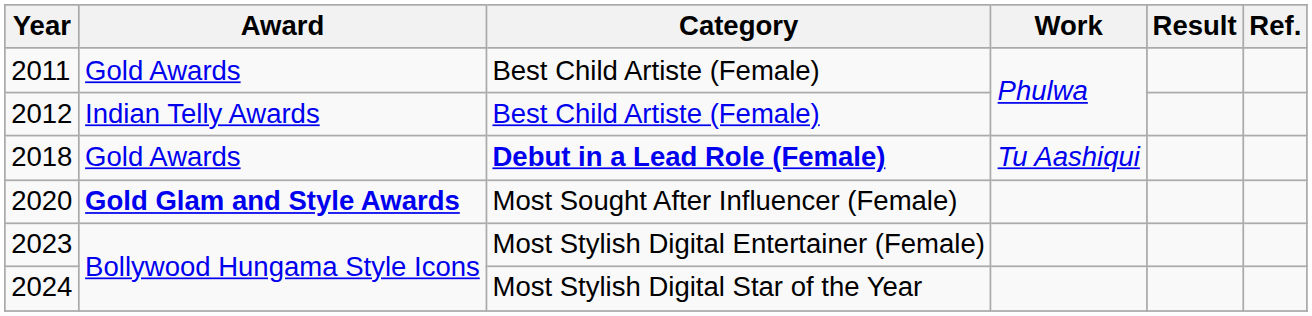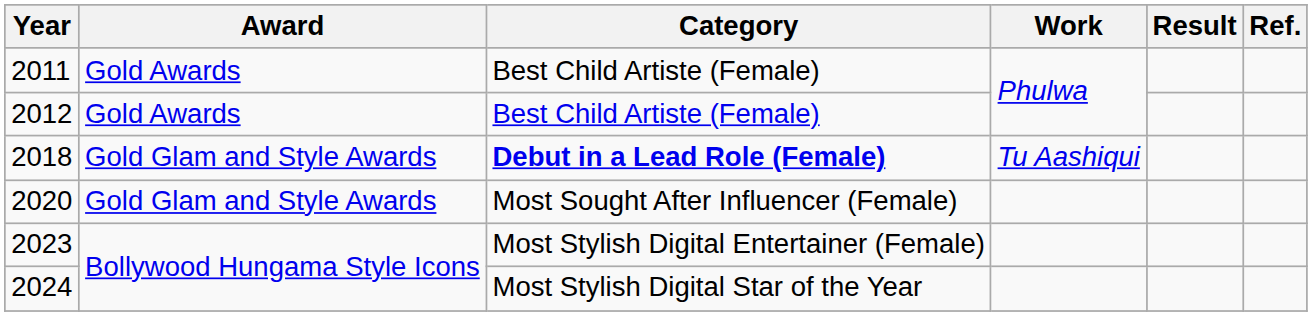(202, 113) Indian Telly Awards -> (163, 113) Gold Awards
(163, 157) Gold Awards -> (261, 157) Gold Glam and Style Awards
(272, 200) bold -> (261, 200) normal
